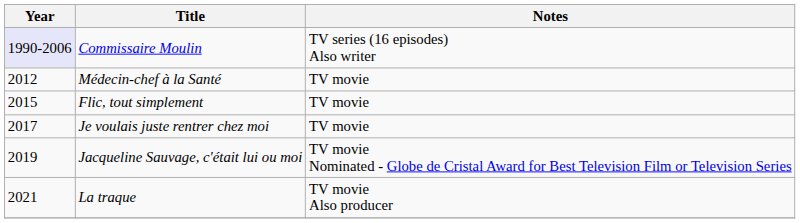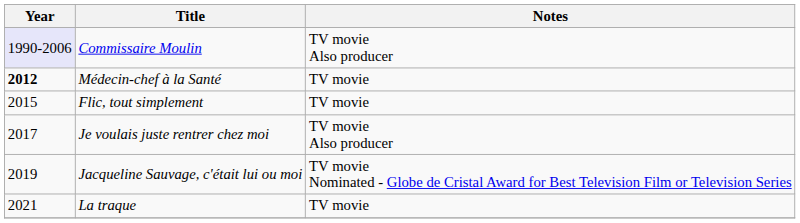(379, 47) TV series (16 episodes) Also writer -> (351, 47) TV movie Also producer
(23, 79) normal -> (23, 79) bold
(339, 126) TV movie -> (351, 134) TV movie Also producer
(351, 197) TV movie Also producer -> (339, 205) TV movie
